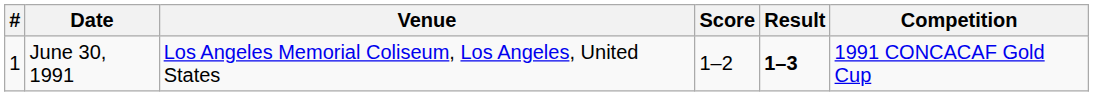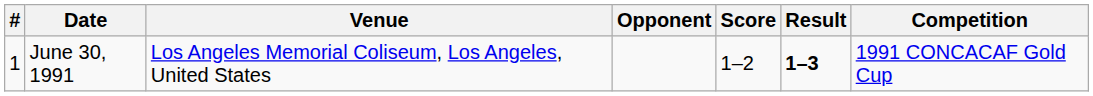+ column: (664, 20)
